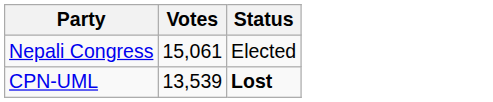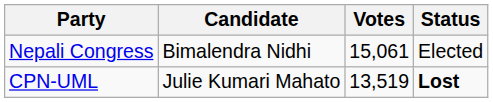+ column: (251, 19)
(192, 81) 13,539 -> (379, 81) 13,519
